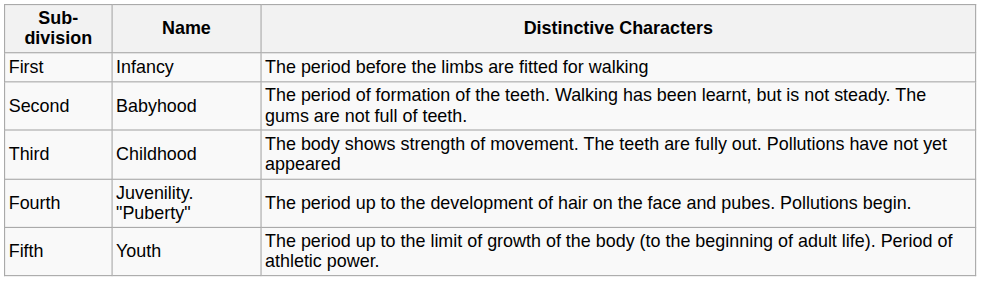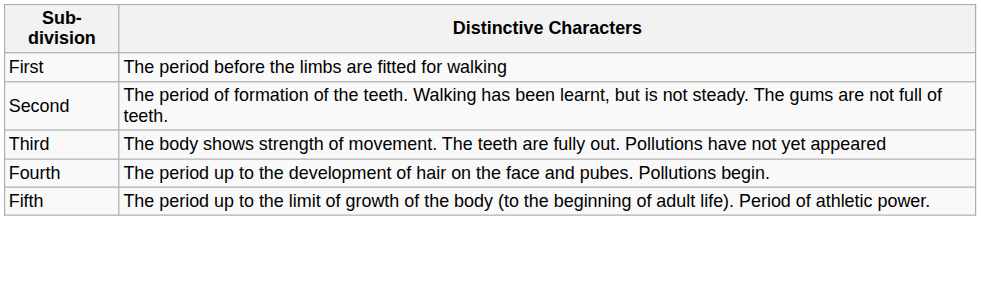- column: (186, 28)
